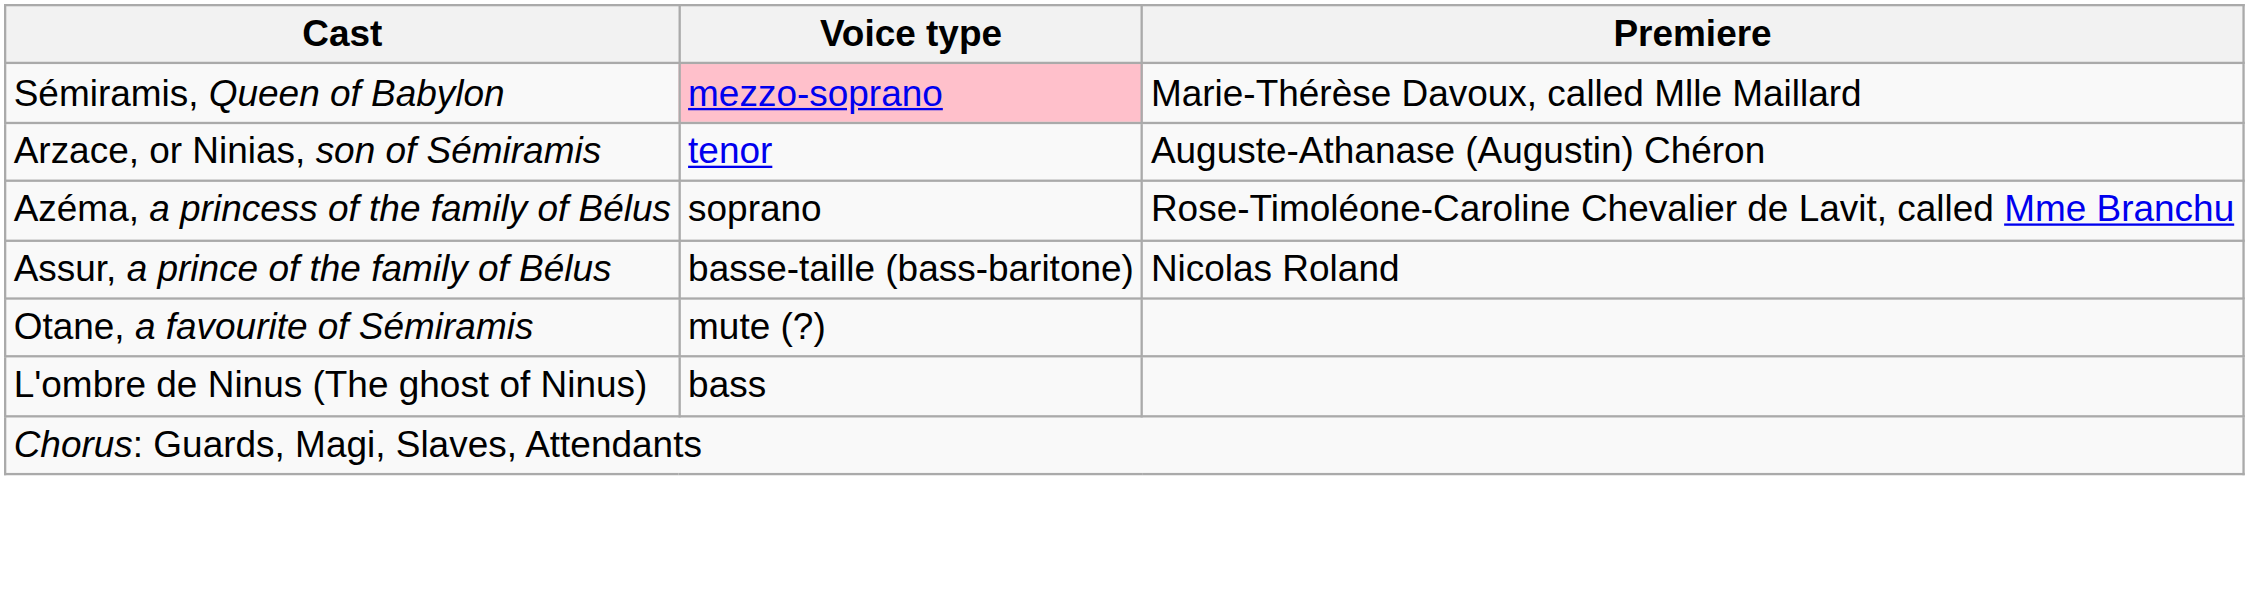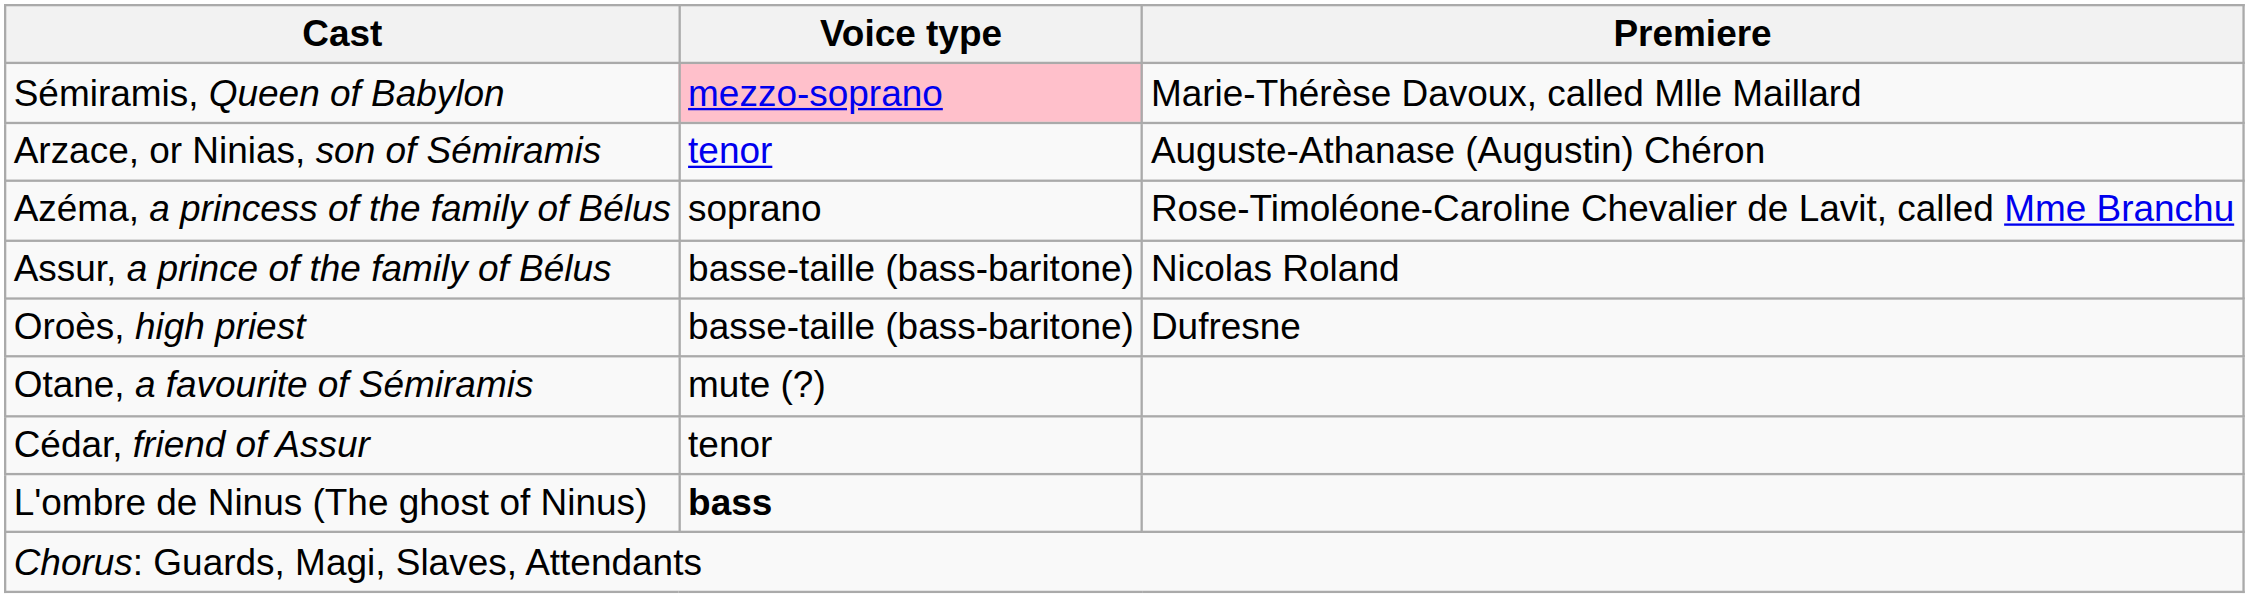+ row: (160, 326)
+ row: (192, 444)
(727, 385) normal -> (730, 502) bold
